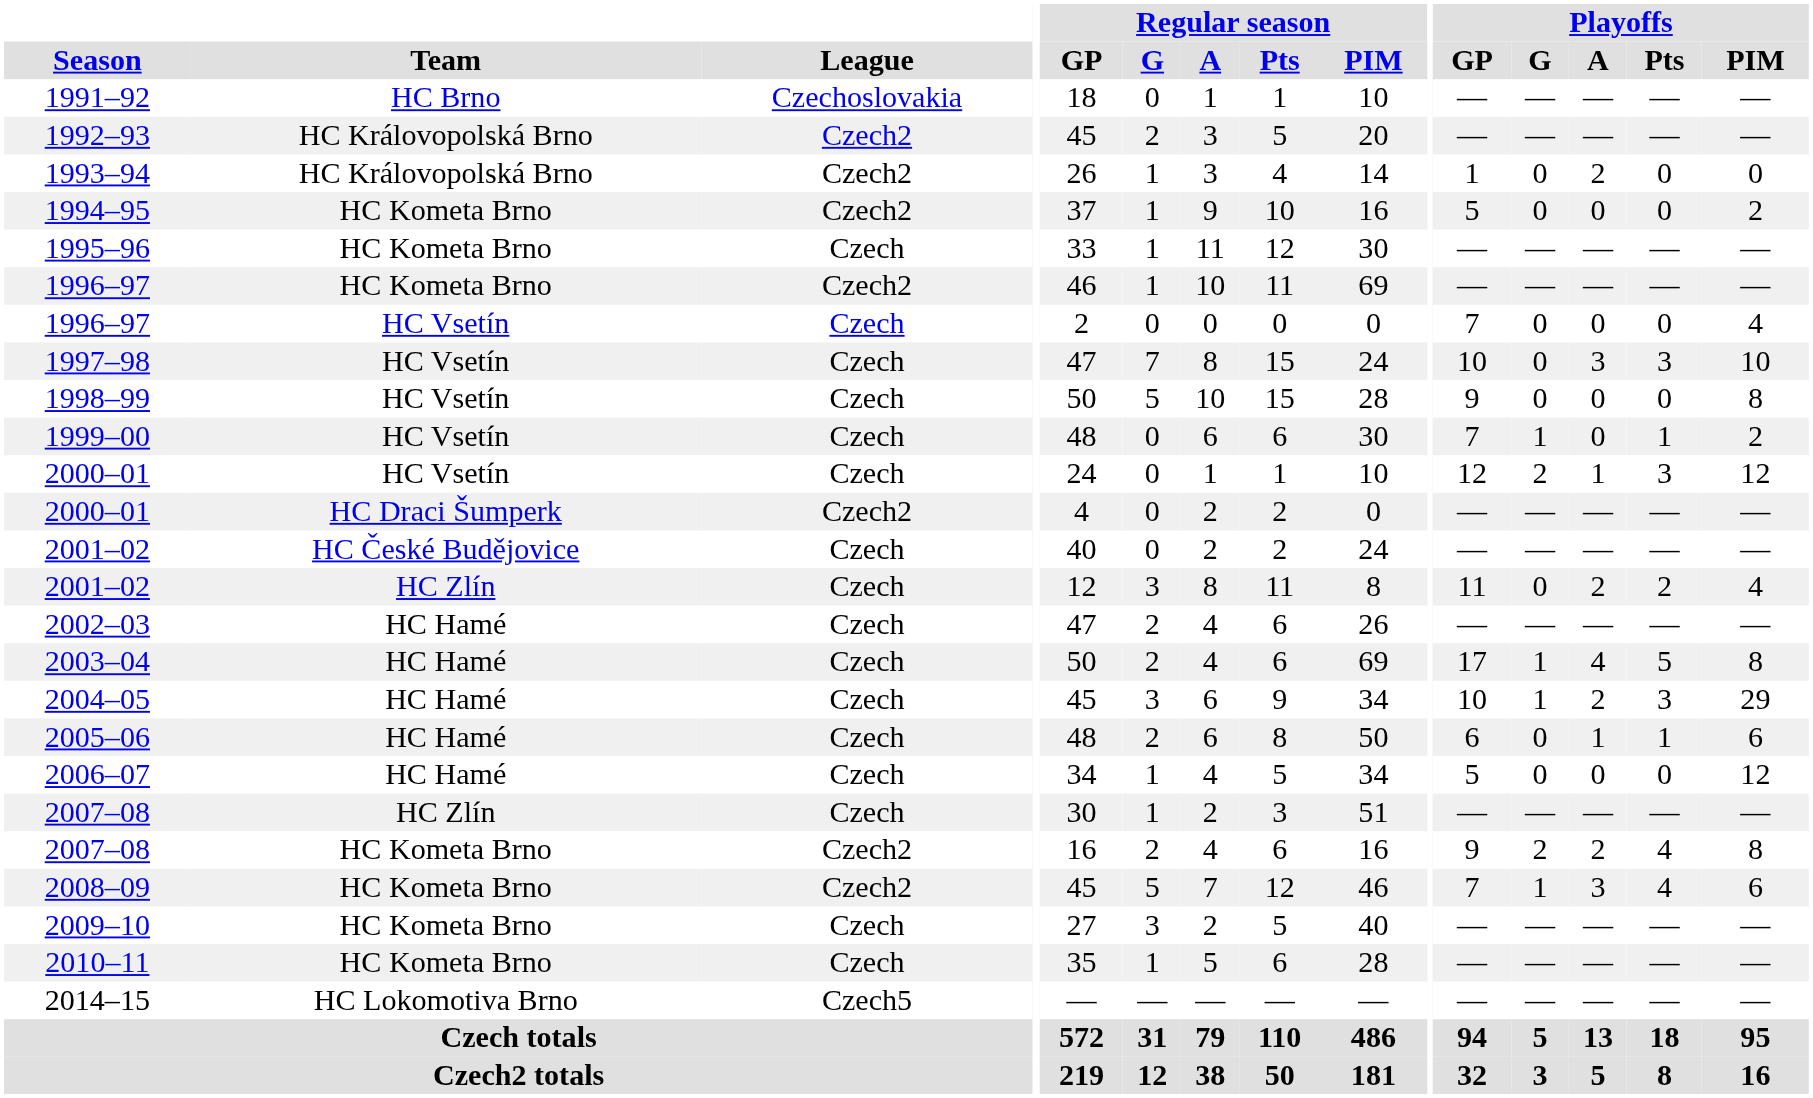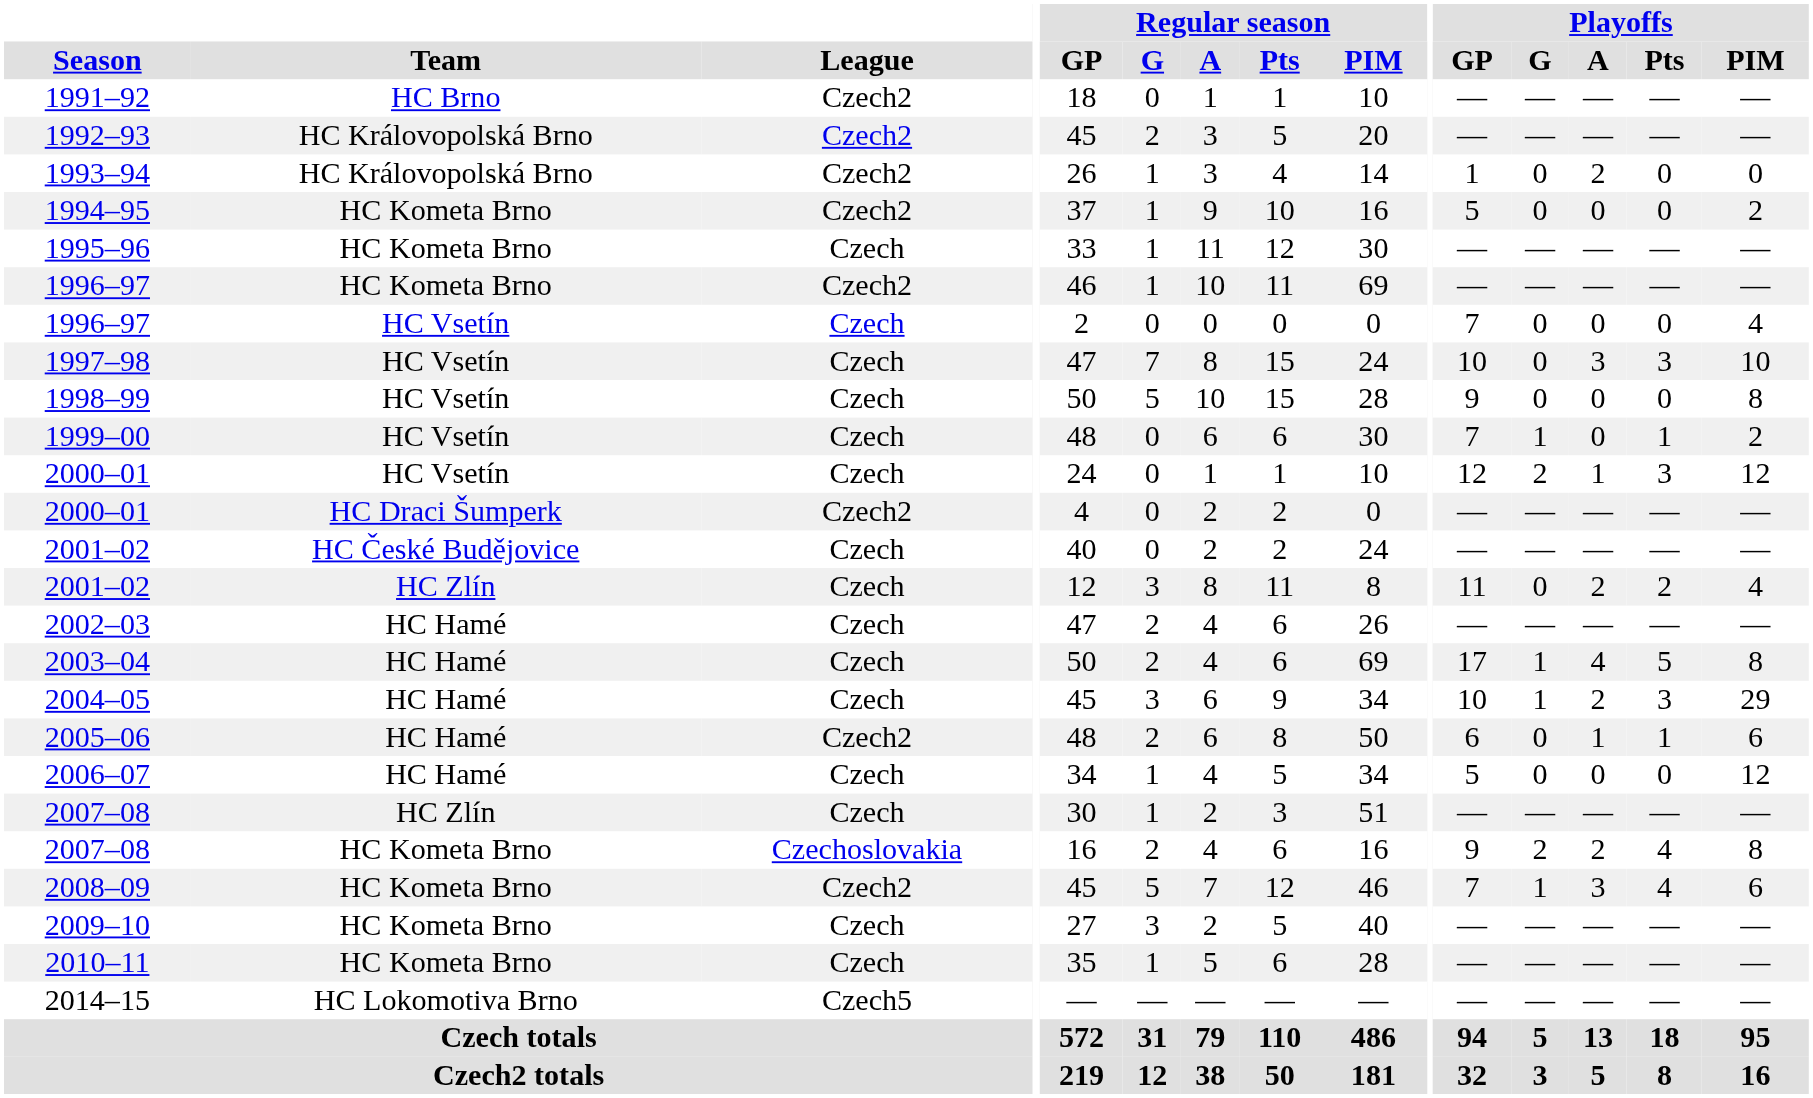(867, 97) Czechoslovakia -> (867, 97) Czech2
(867, 736) Czech -> (867, 736) Czech2
(867, 849) Czech2 -> (867, 849) Czechoslovakia
